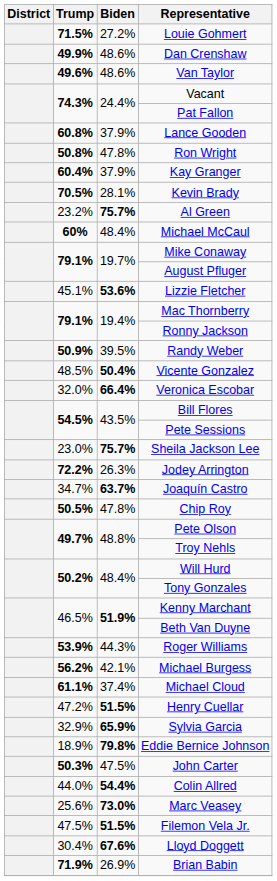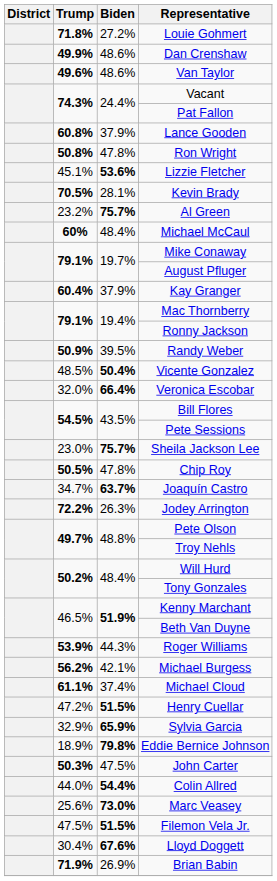(75, 34) 71.5% -> (75, 34) 71.8%
rows swapped: (205, 291) <-> (205, 172)
rows swapped: (205, 469) <-> (205, 509)
